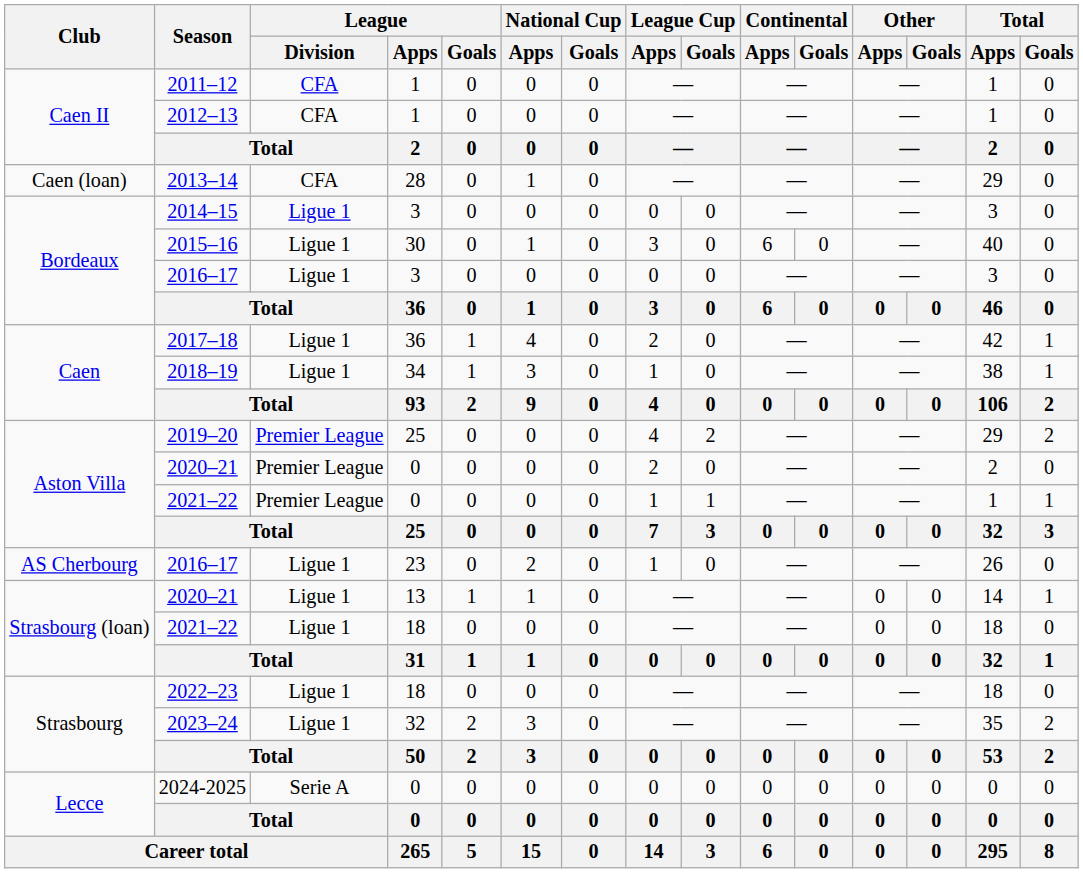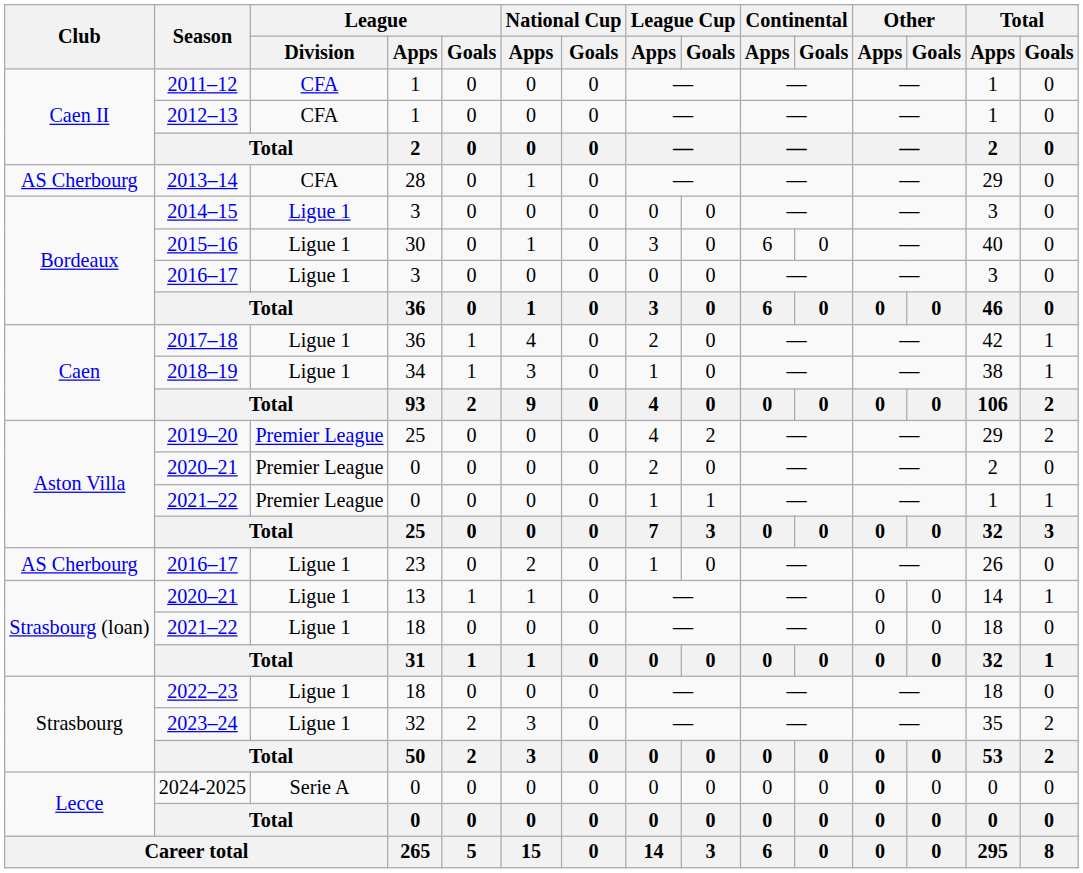(79, 180) Caen (loan) -> (79, 180) AS Cherbourg
(880, 787) normal -> (880, 787) bold
